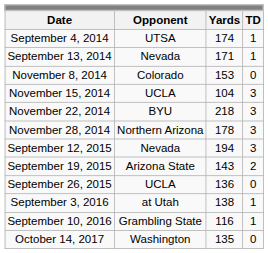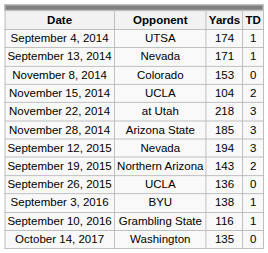(253, 93) 3 -> (253, 93) 2
(160, 111) BYU -> (160, 111) at Utah
(160, 130) Northern Arizona -> (160, 130) Arizona State
(225, 130) 178 -> (225, 130) 185
(160, 166) Arizona State -> (160, 166) Northern Arizona
(160, 203) at Utah -> (160, 203) BYU
